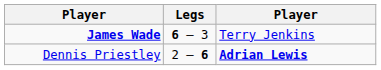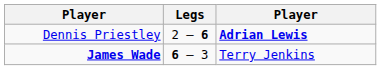rows swapped: (124, 34) <-> (102, 54)
